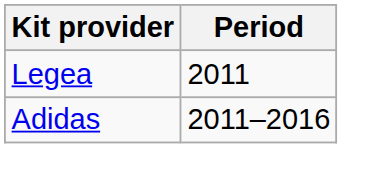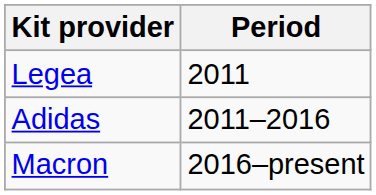+ row: (60, 165)
